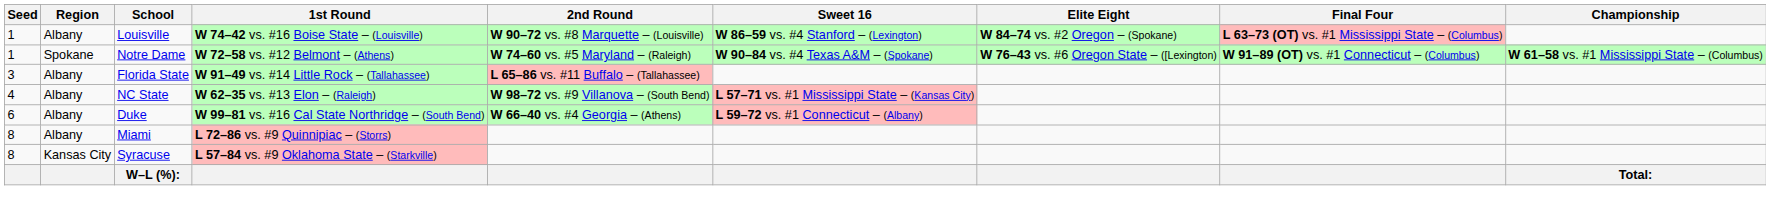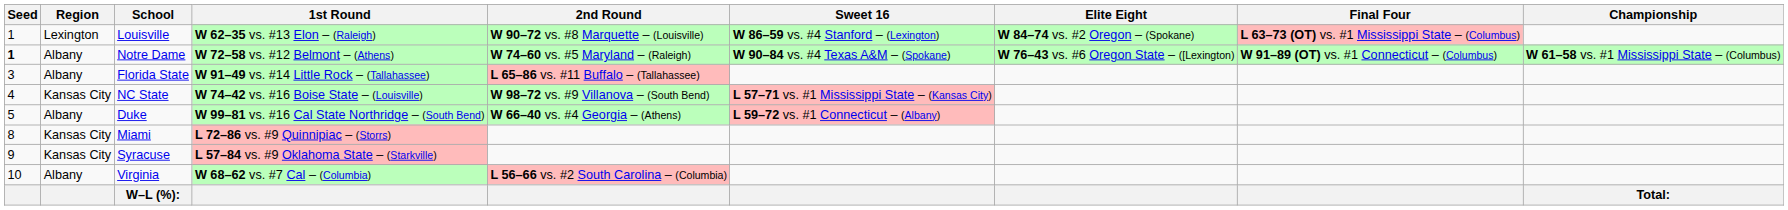(63, 35) Albany -> (71, 35) Lexington
(309, 35) W 74–42 vs. #16 Boise State – (Louisville) -> (285, 35) W 62–35 vs. #13 Elon – (Raleigh)
(11, 55) normal -> (11, 55) bold
(69, 55) Spokane -> (63, 55) Albany
(63, 95) Albany -> (77, 95) Kansas City
(285, 95) W 62–35 vs. #13 Elon – (Raleigh) -> (309, 95) W 74–42 vs. #16 Boise State – (Louisville)
(11, 115) 6 -> (11, 115) 5
(63, 135) Albany -> (77, 135) Kansas City
(11, 155) 8 -> (11, 155) 9
+ row: (138, 175)
